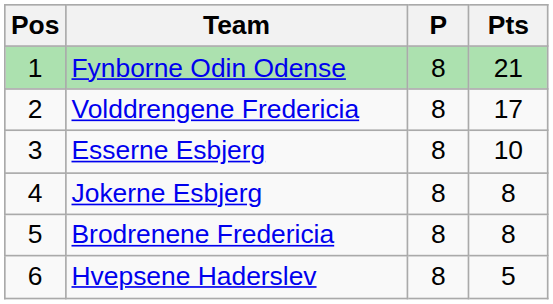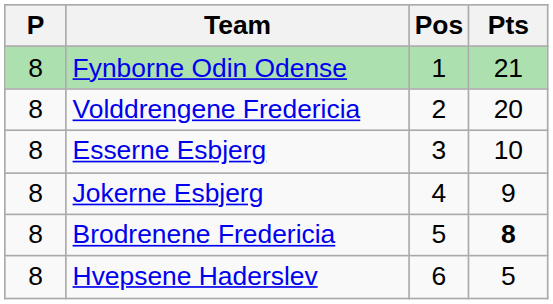columns swapped: (35, 25) <-> (438, 25)
(508, 109) 17 -> (508, 109) 20
(508, 192) 8 -> (508, 192) 9
(508, 234) normal -> (508, 234) bold
